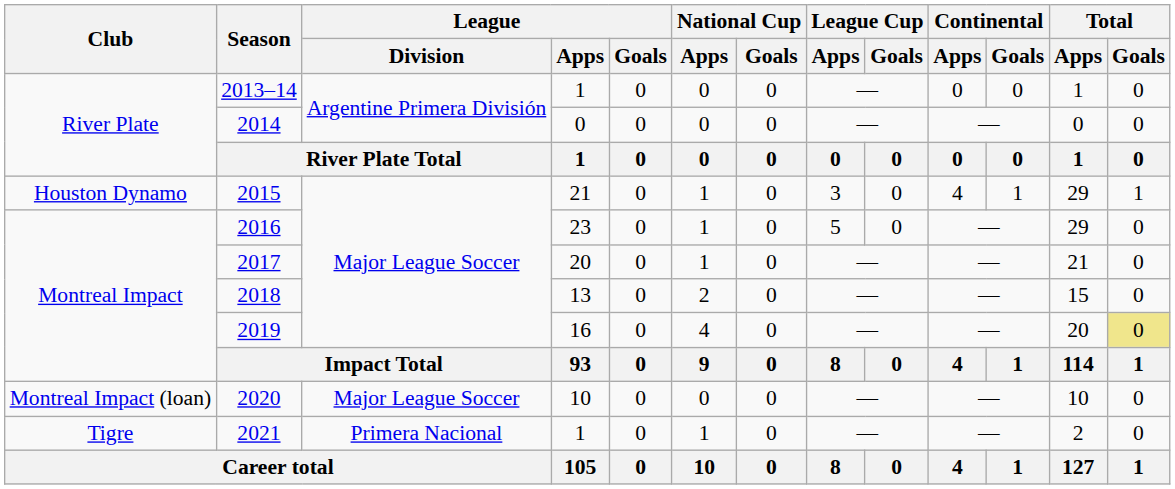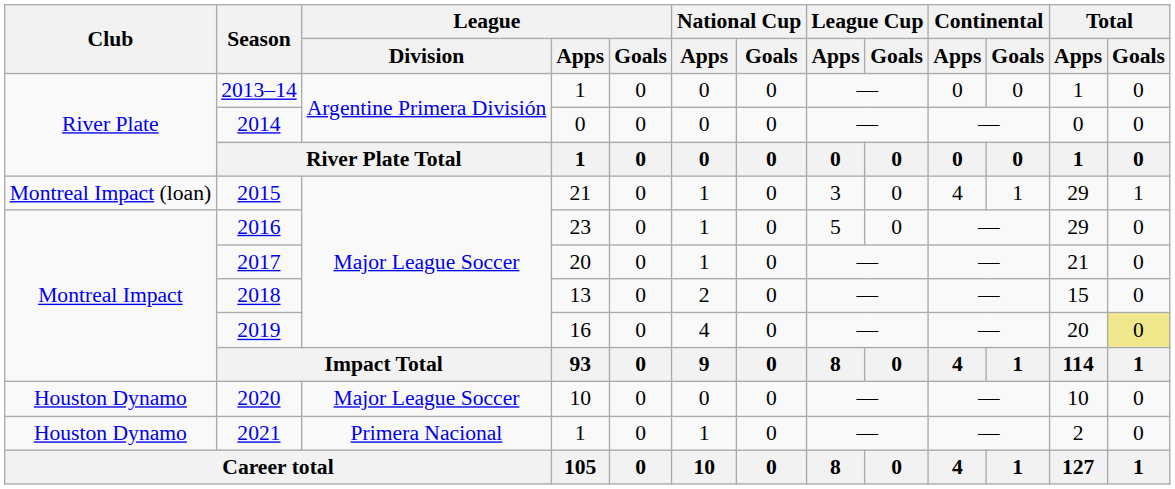(110, 192) Houston Dynamo -> (110, 192) Montreal Impact (loan)
(110, 398) Montreal Impact (loan) -> (110, 398) Houston Dynamo
(110, 432) Tigre -> (110, 432) Houston Dynamo
